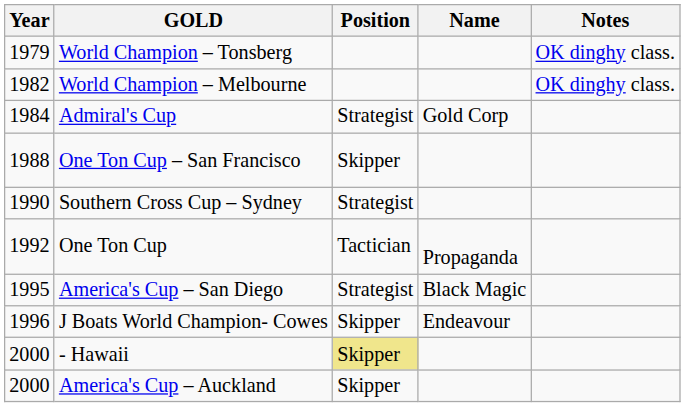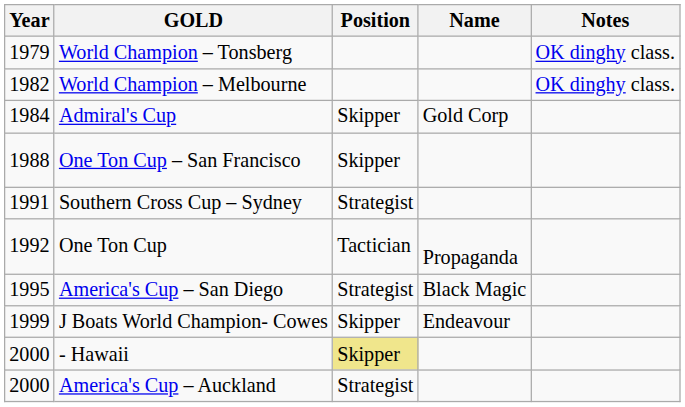(375, 116) Strategist -> (369, 116) Skipper
(29, 203) 1990 -> (29, 203) 1991
(29, 321) 1996 -> (29, 321) 1999
(369, 385) Skipper -> (375, 385) Strategist
